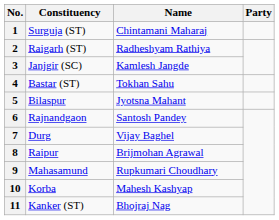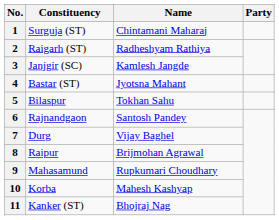(145, 83) Tokhan Sahu -> (151, 83) Jyotsna Mahant
(151, 100) Jyotsna Mahant -> (145, 100) Tokhan Sahu
